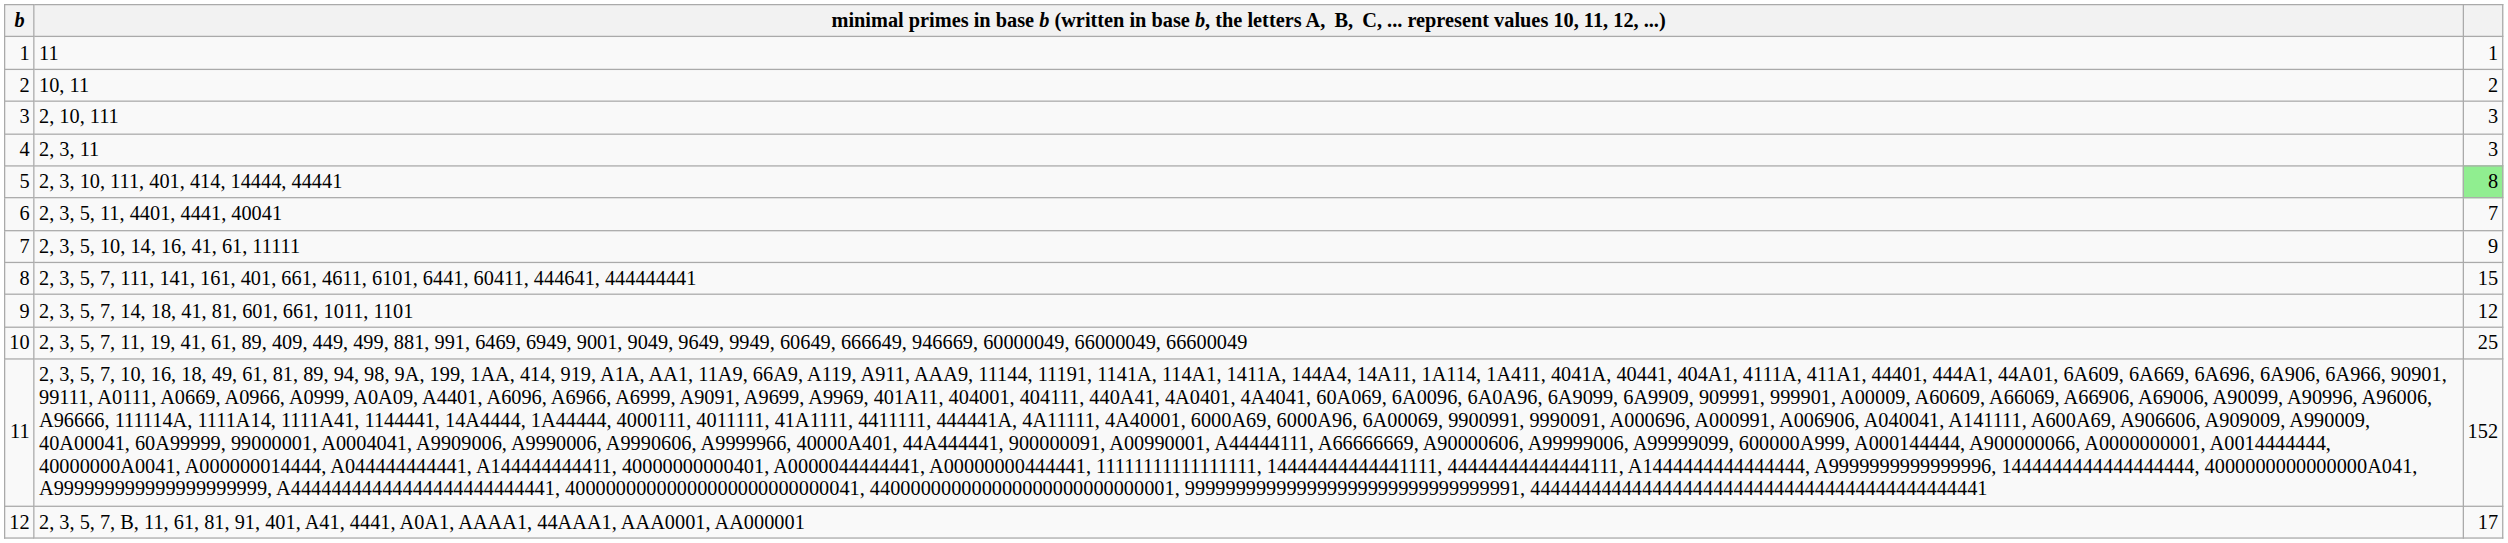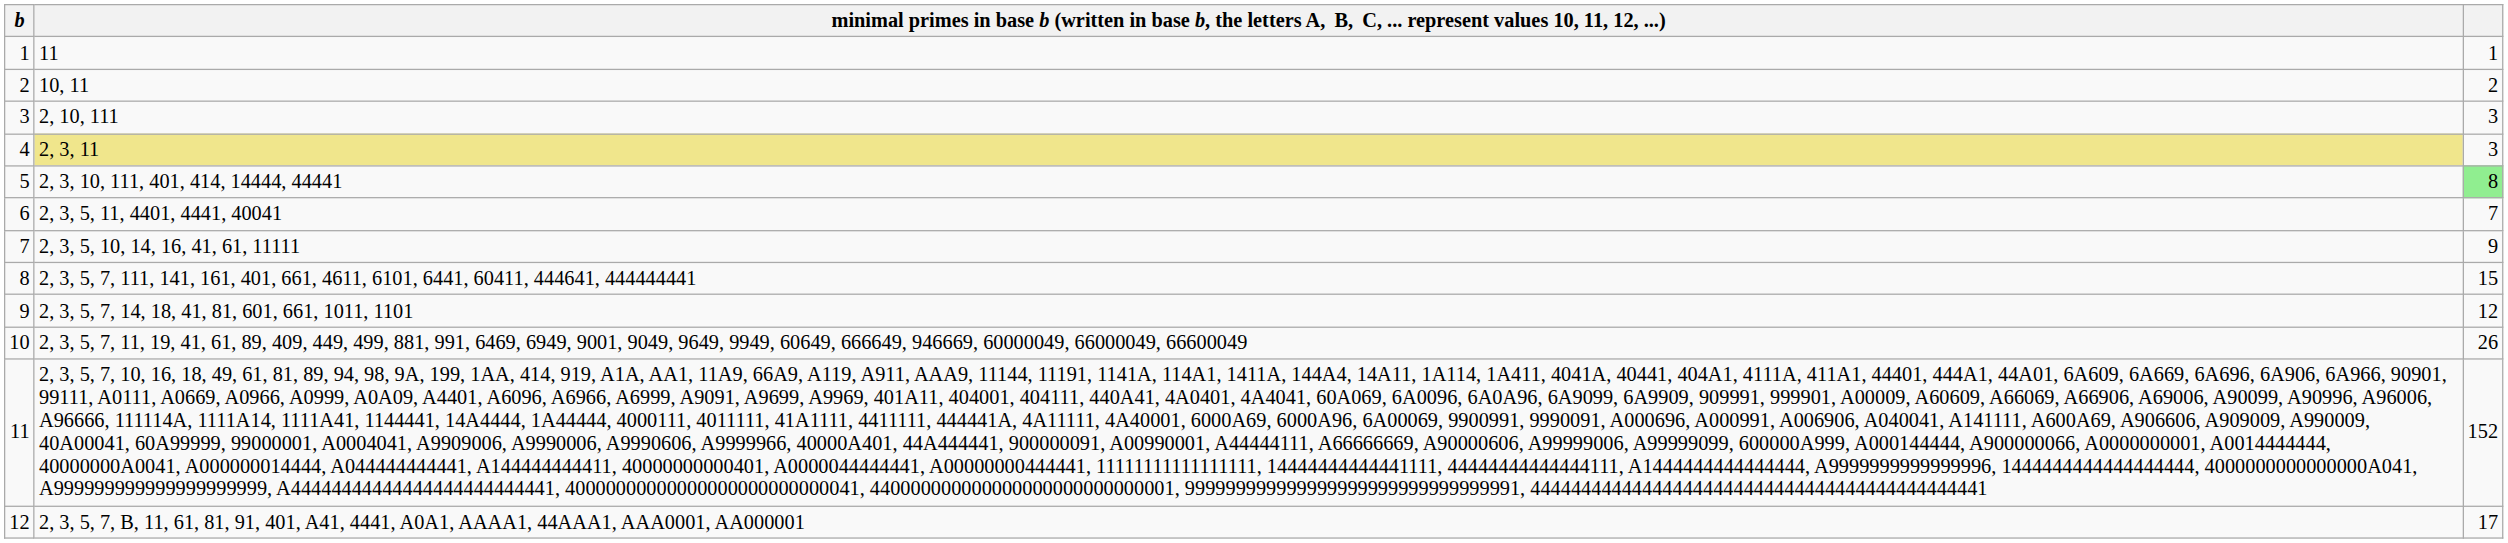(69, 149) no background -> (69, 149) khaki background
(2488, 342) 25 -> (2488, 342) 26
